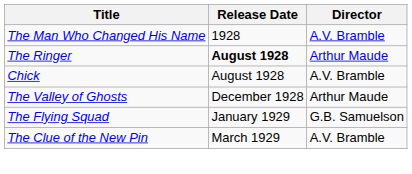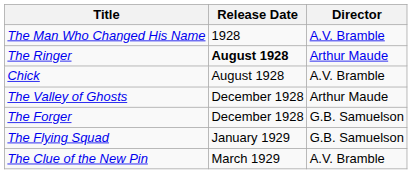+ row: (39, 117)
